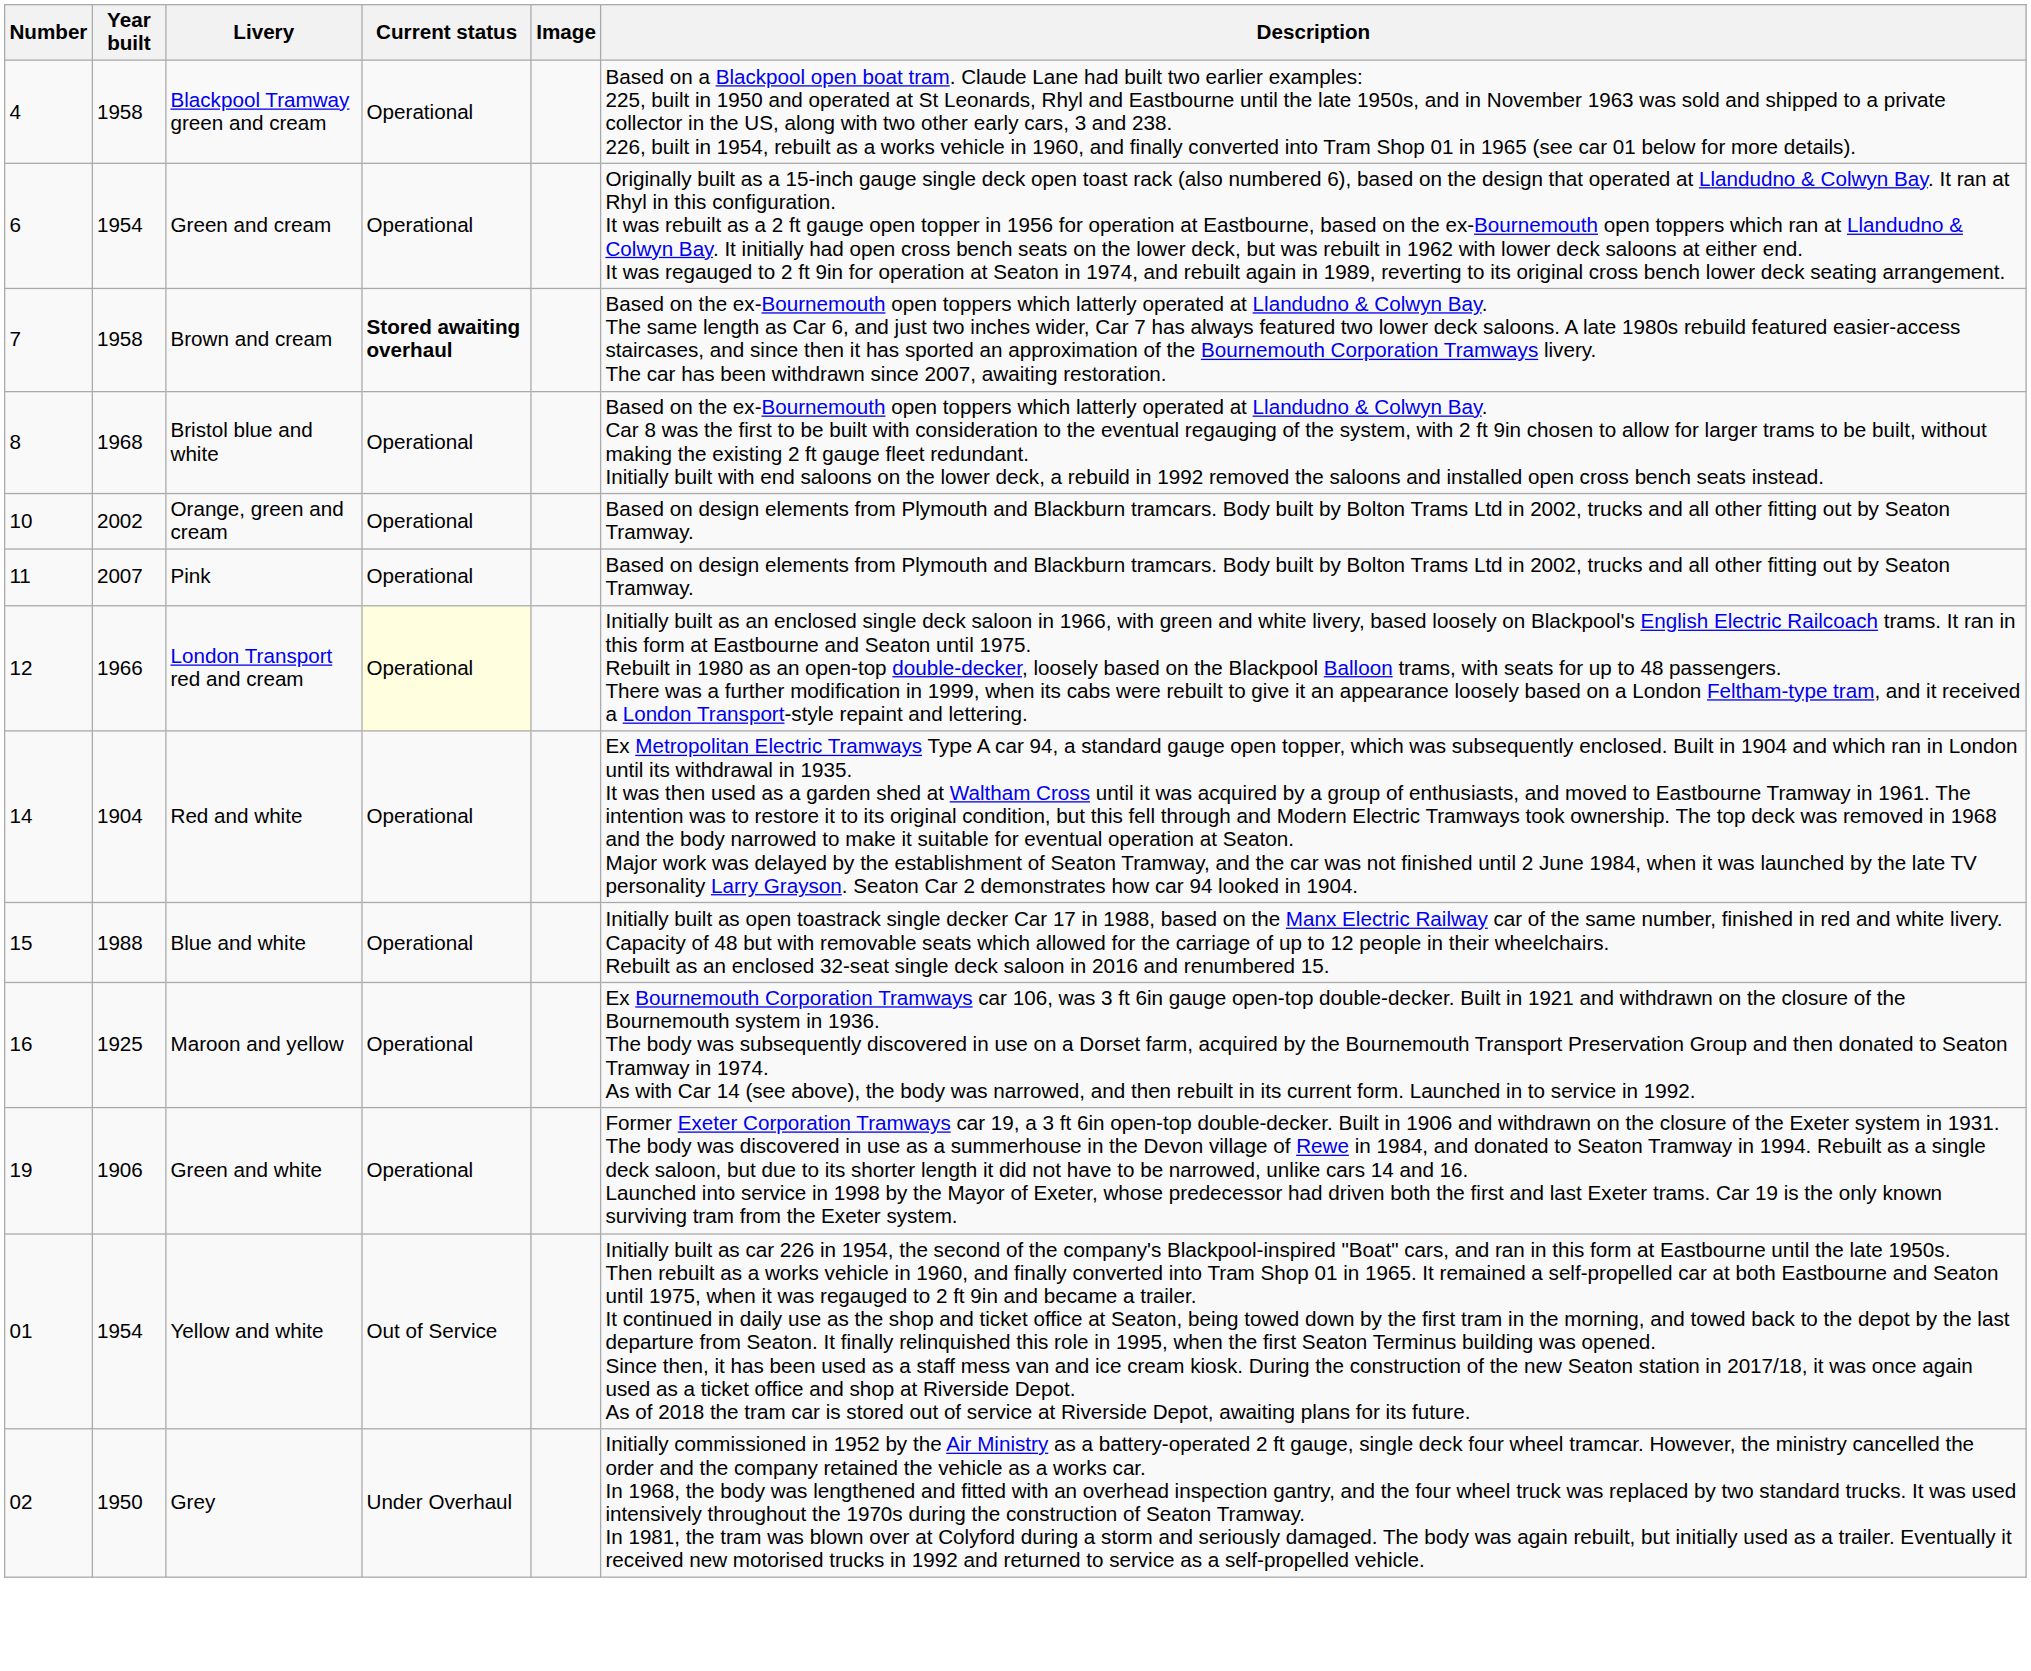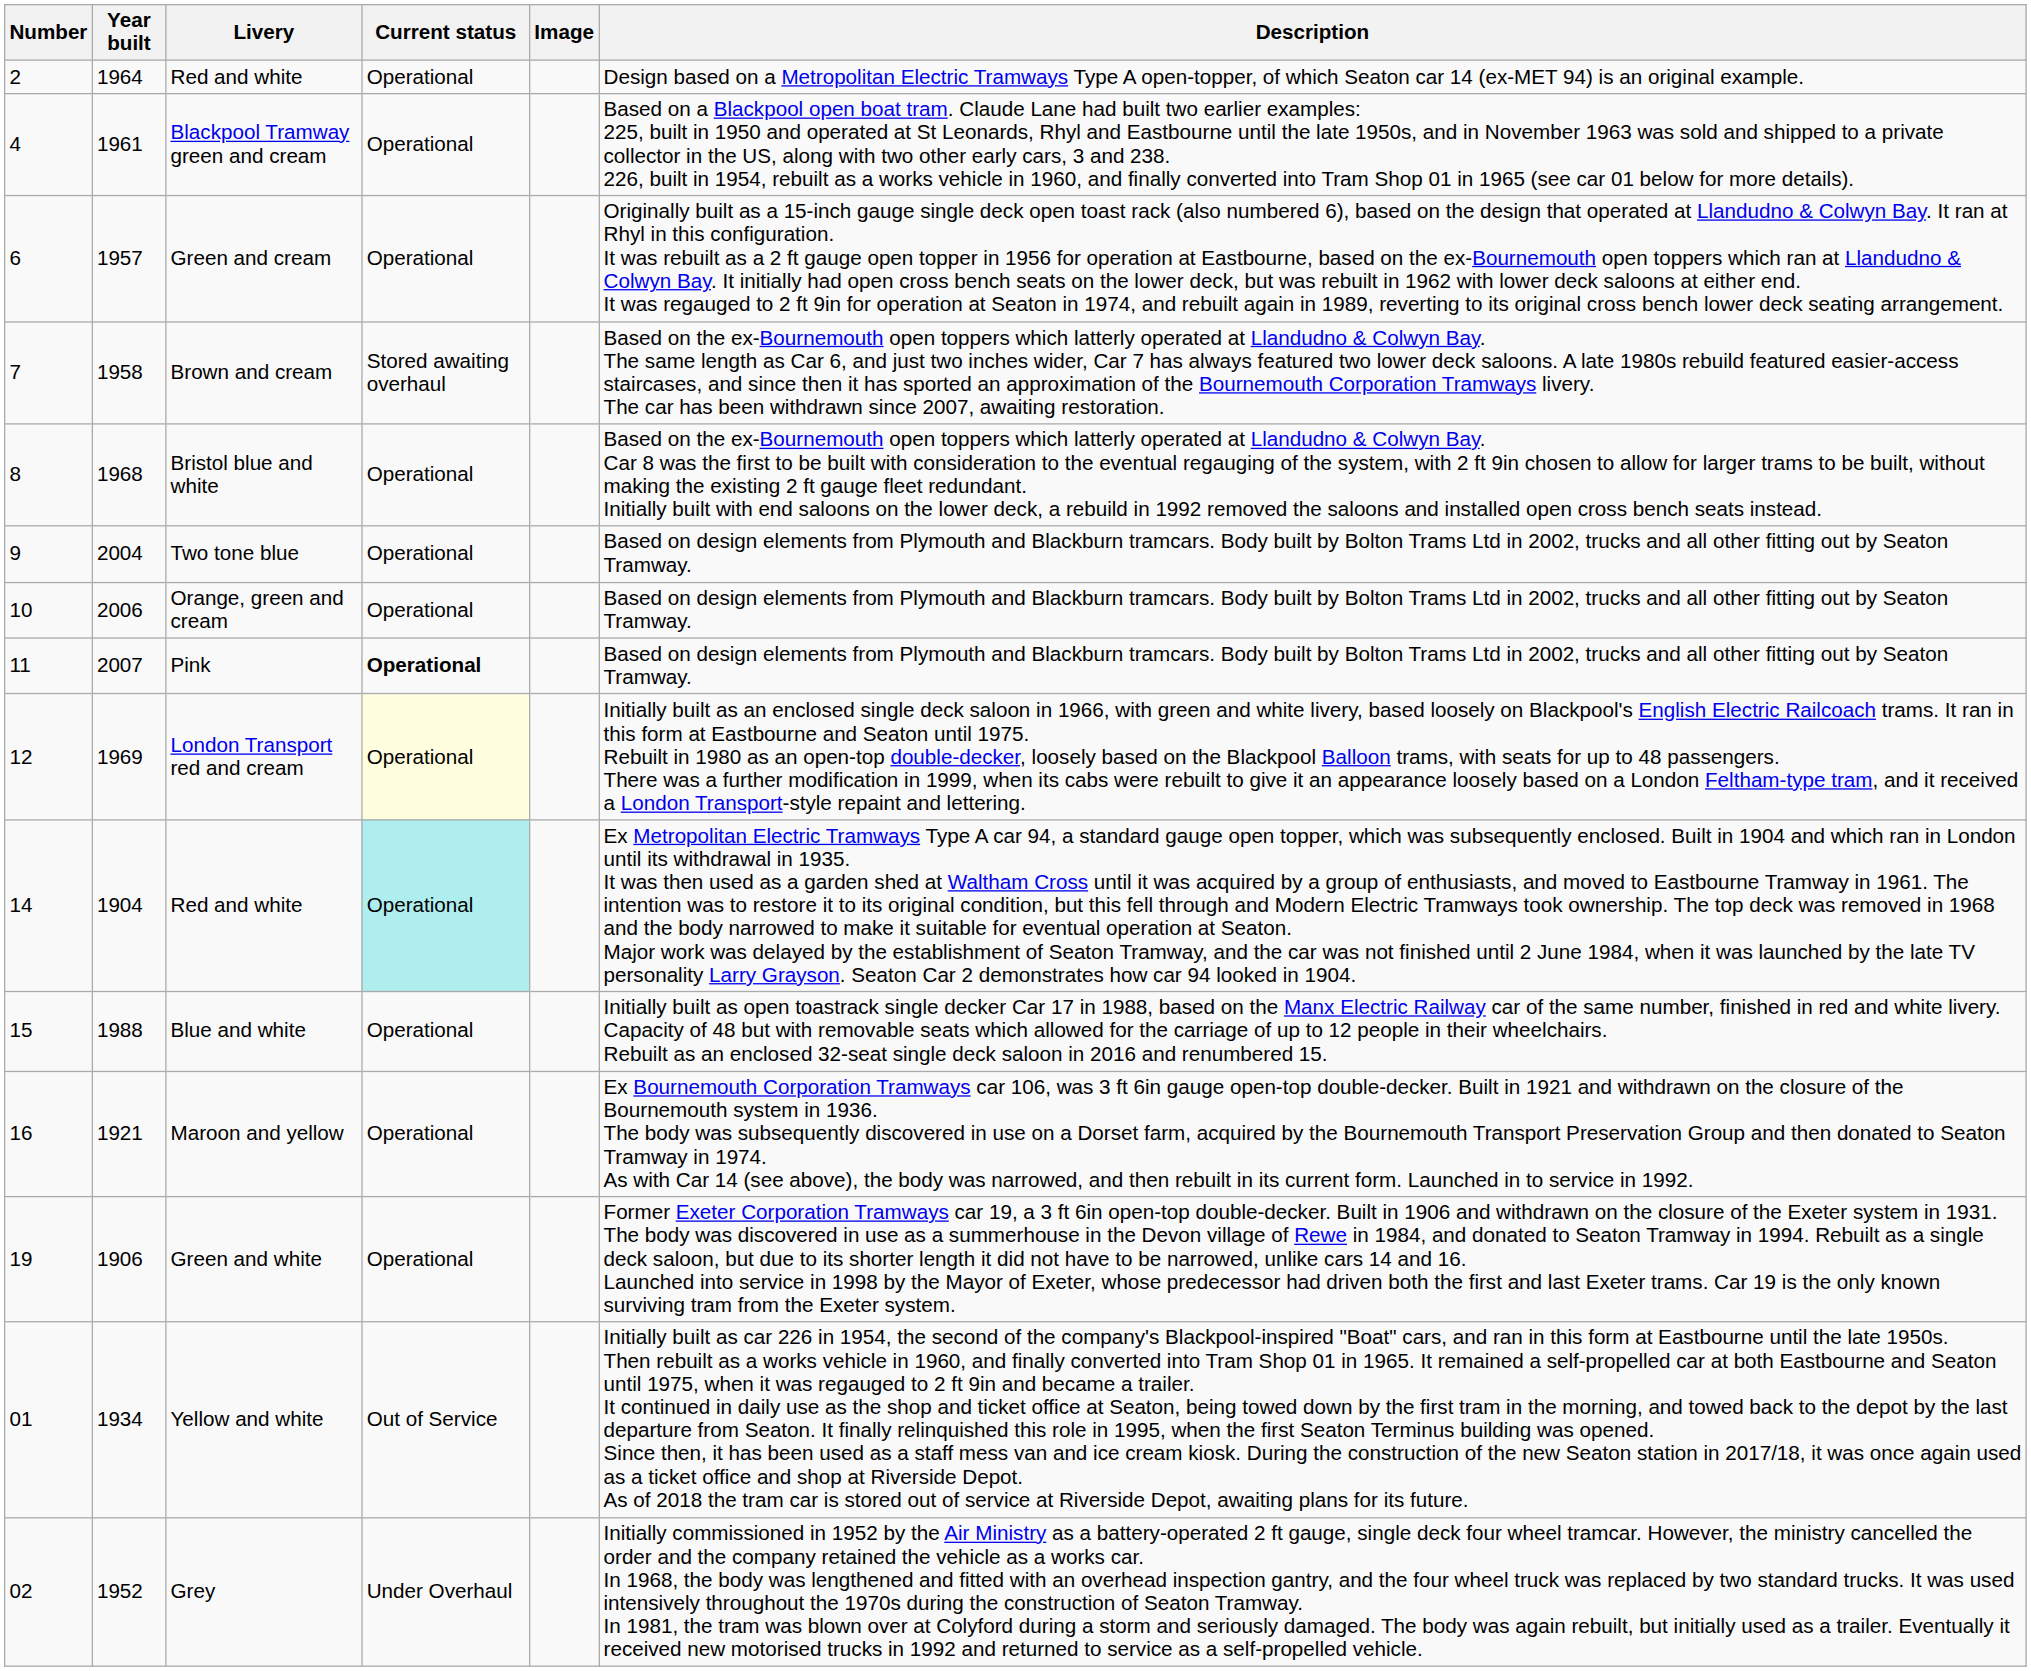+ row: (15, 76)
(120, 111) 1958 -> (120, 144) 1961
(120, 225) 1954 -> (120, 258) 1957
(443, 339) bold -> (438, 372) normal
+ row: (15, 553)
(120, 521) 2002 -> (120, 609) 2006
(420, 577) normal -> (424, 665) bold
(120, 667) 1966 -> (120, 756) 1969
(420, 816) no background -> (420, 905) paleturquoise background
(120, 1044) 1925 -> (120, 1133) 1921
(120, 1330) 1954 -> (120, 1419) 1934
(120, 1502) 1950 -> (120, 1591) 1952
